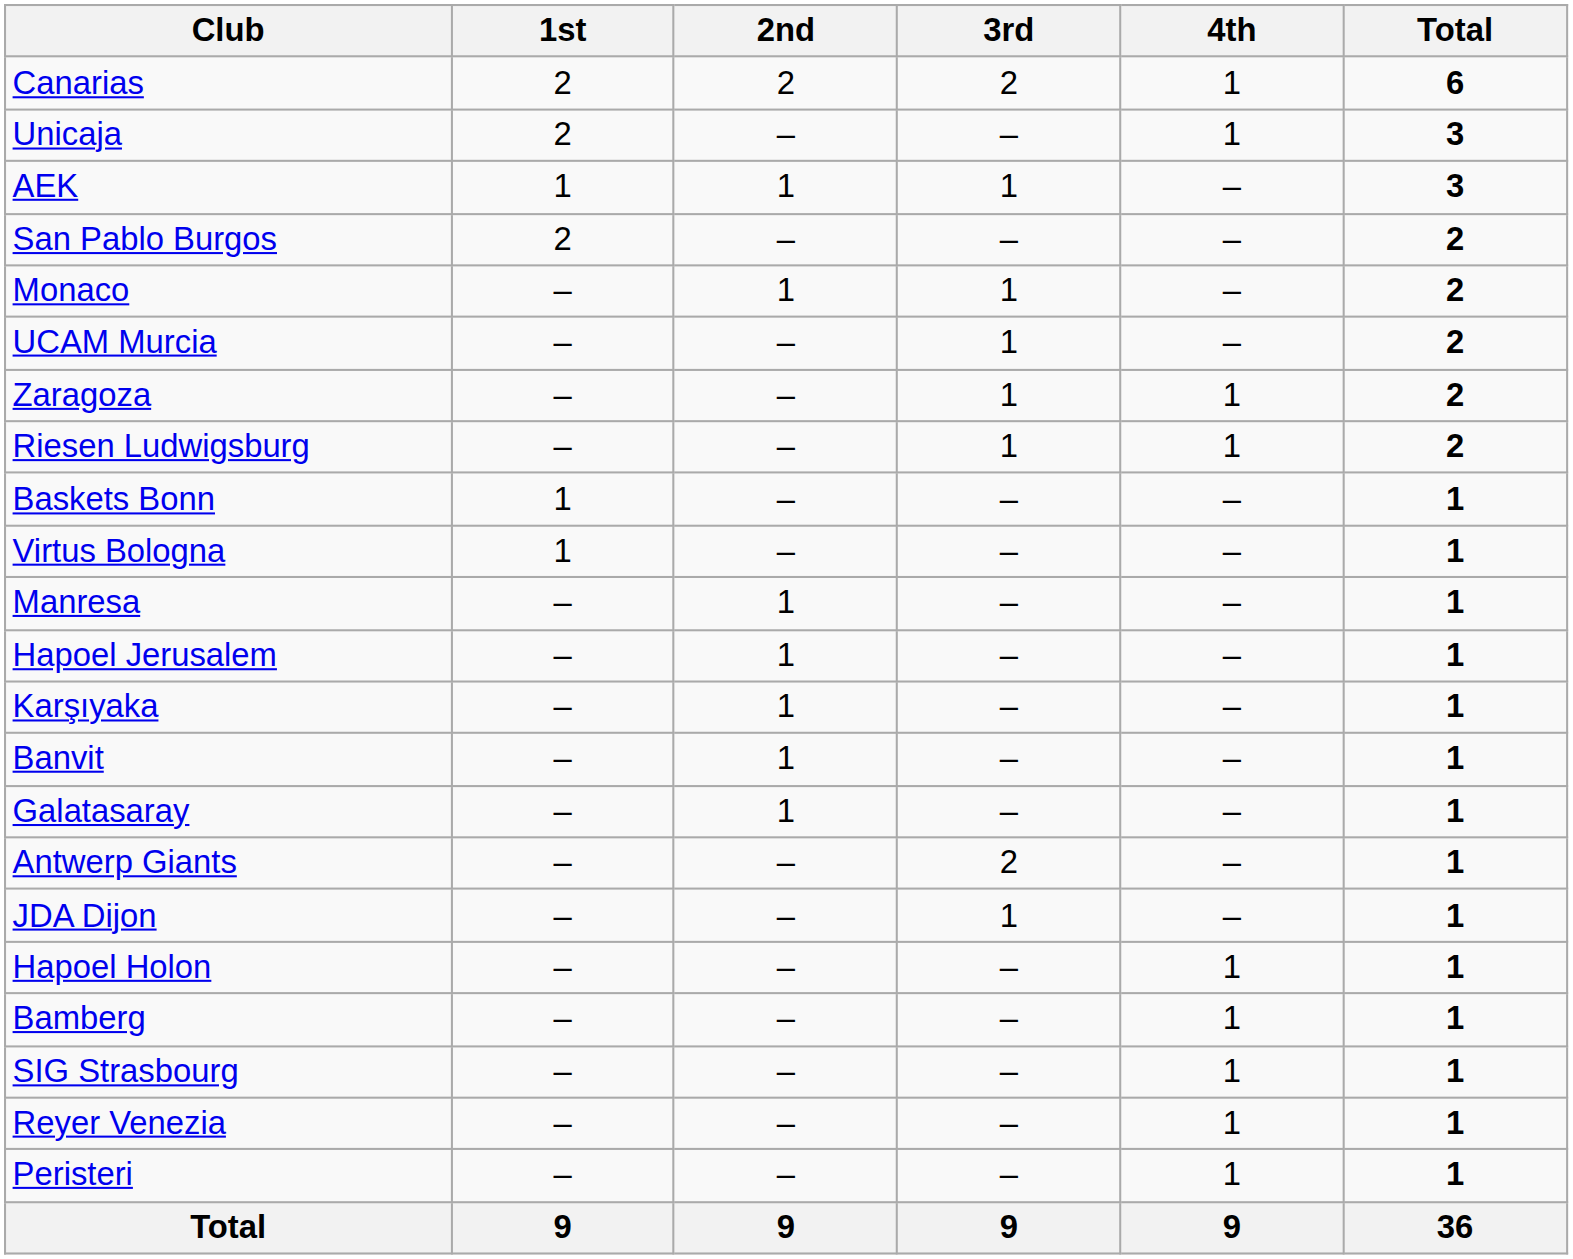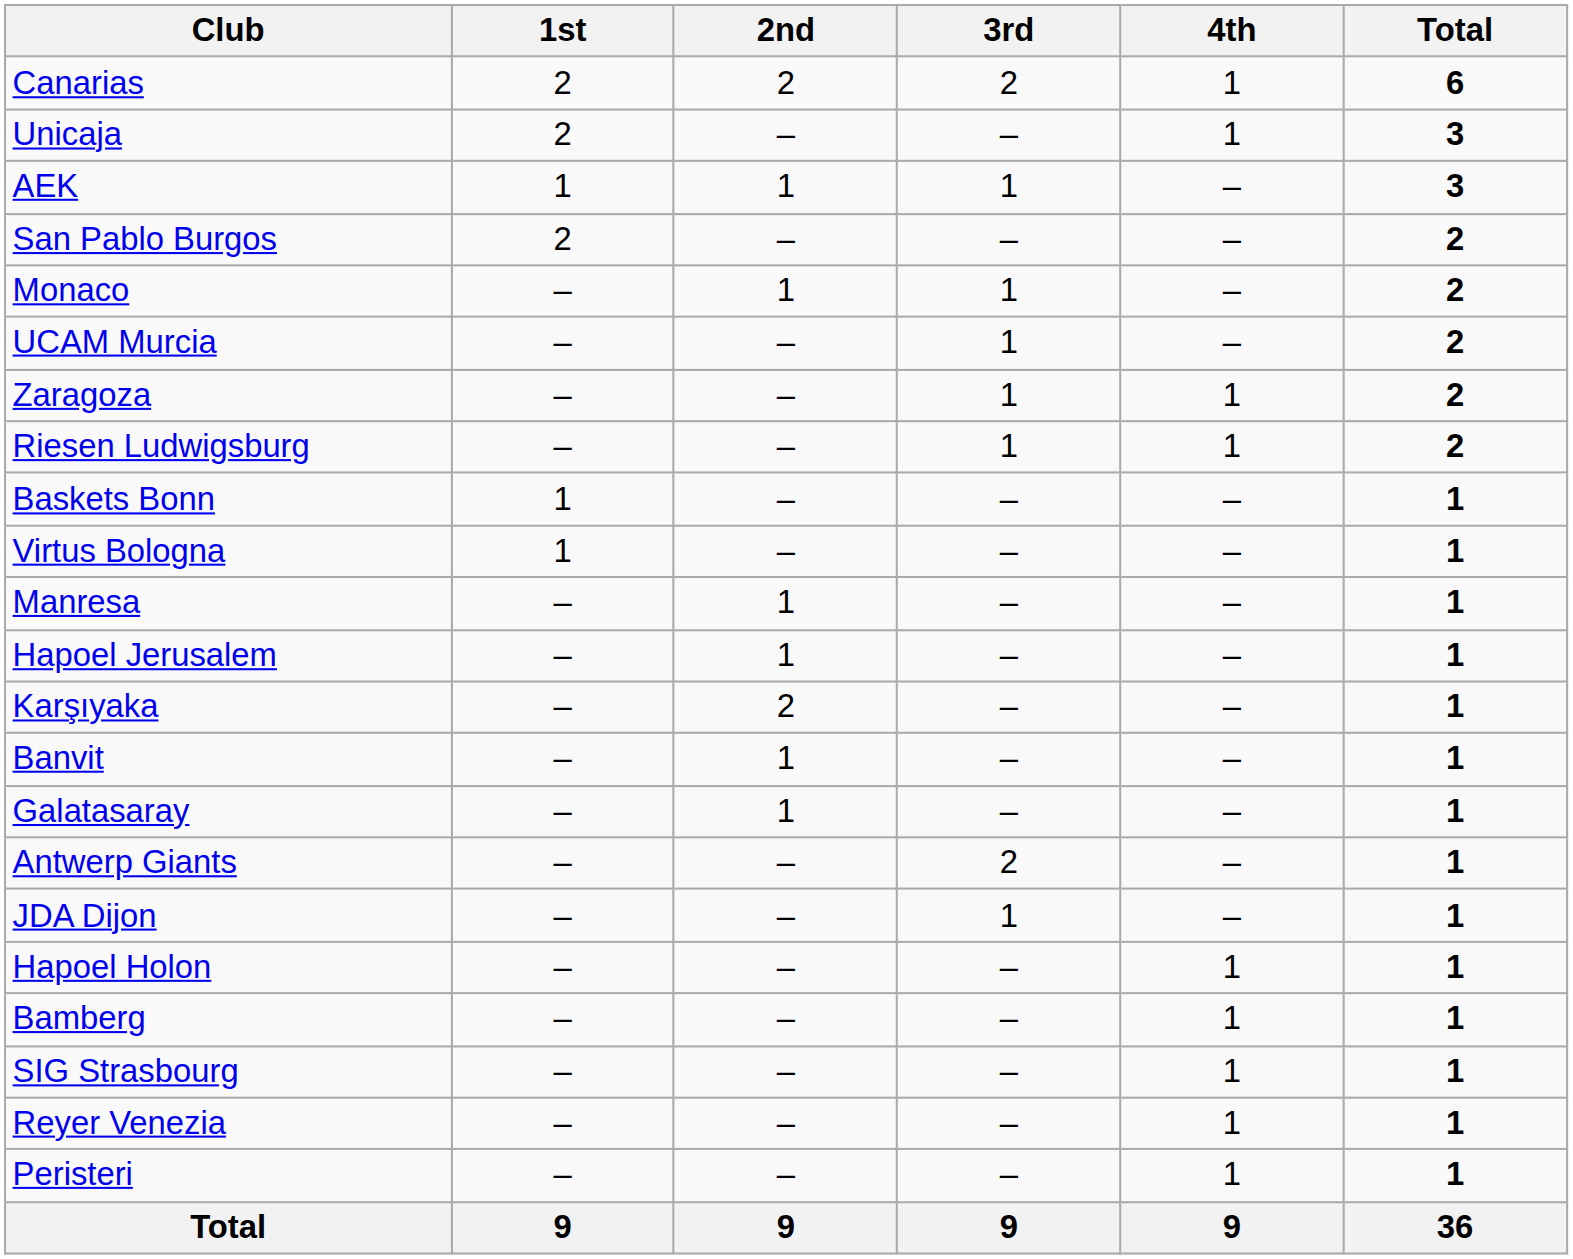(786, 706) 1 -> (786, 706) 2
